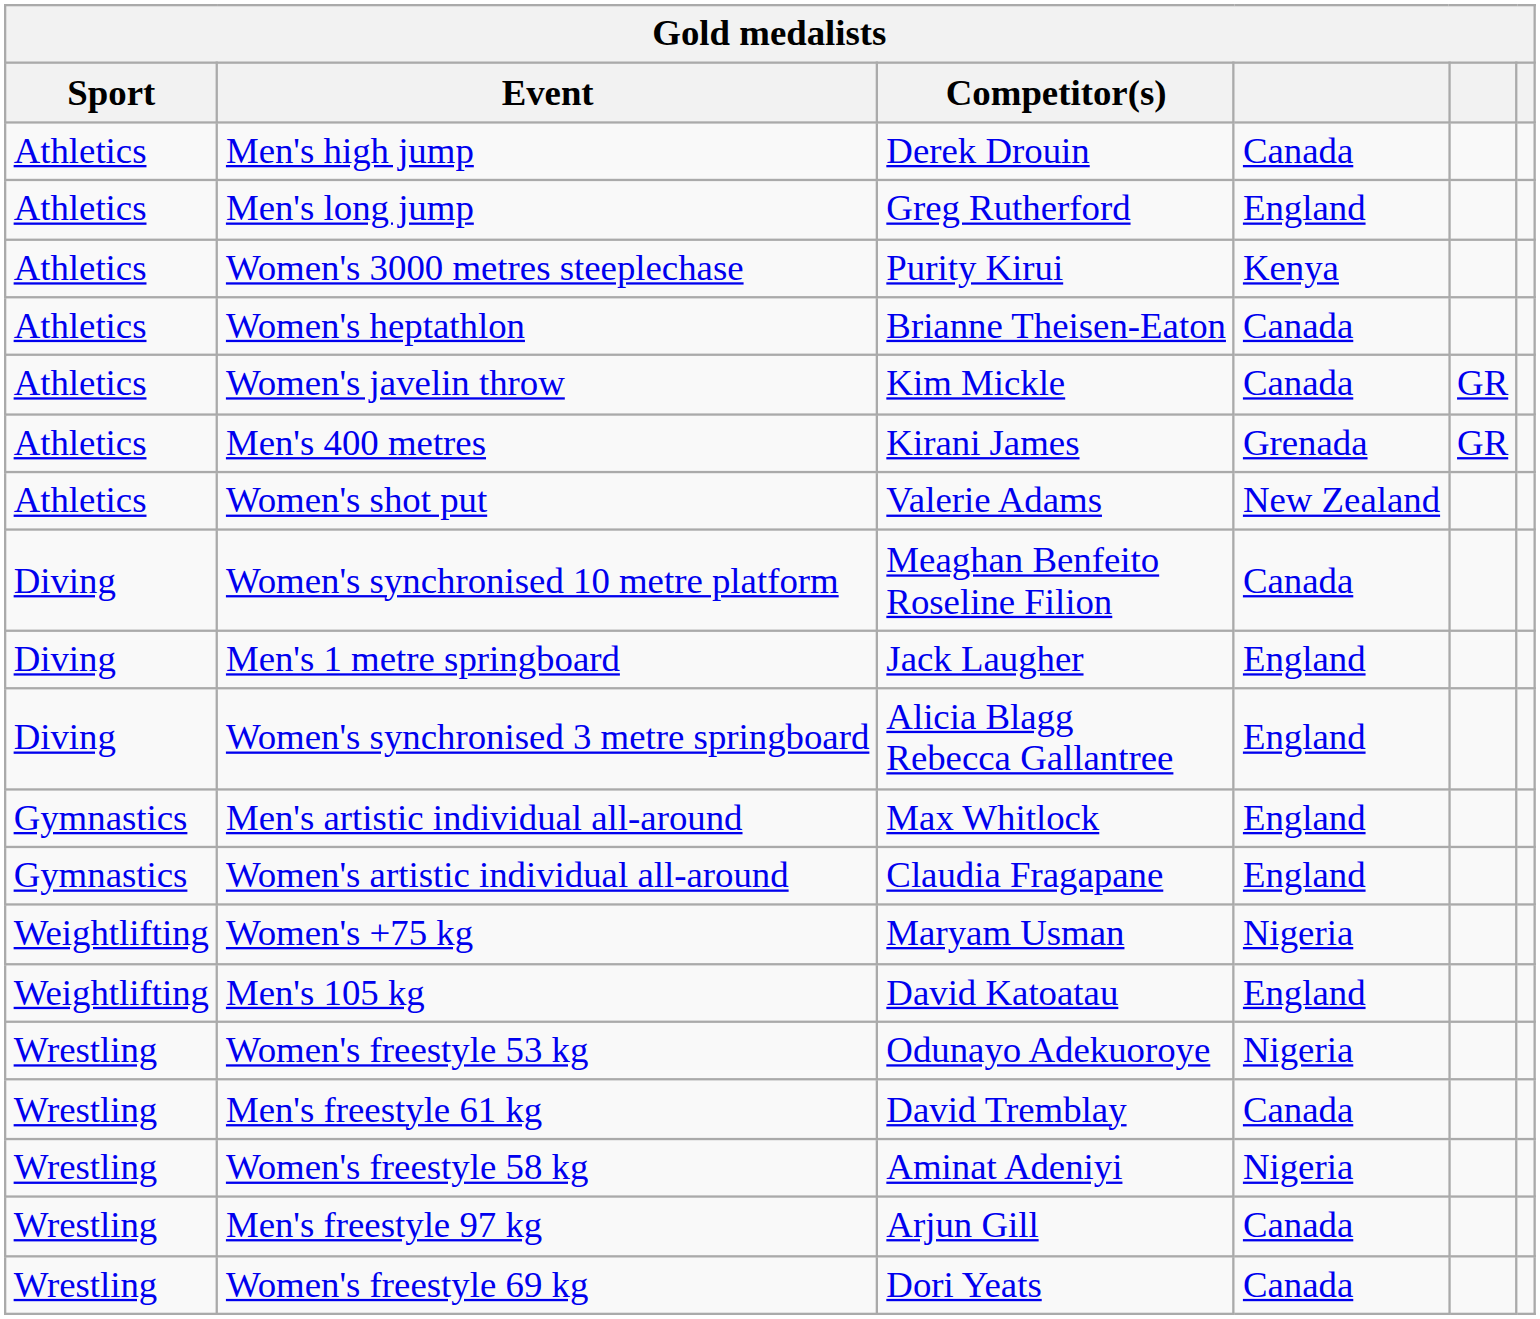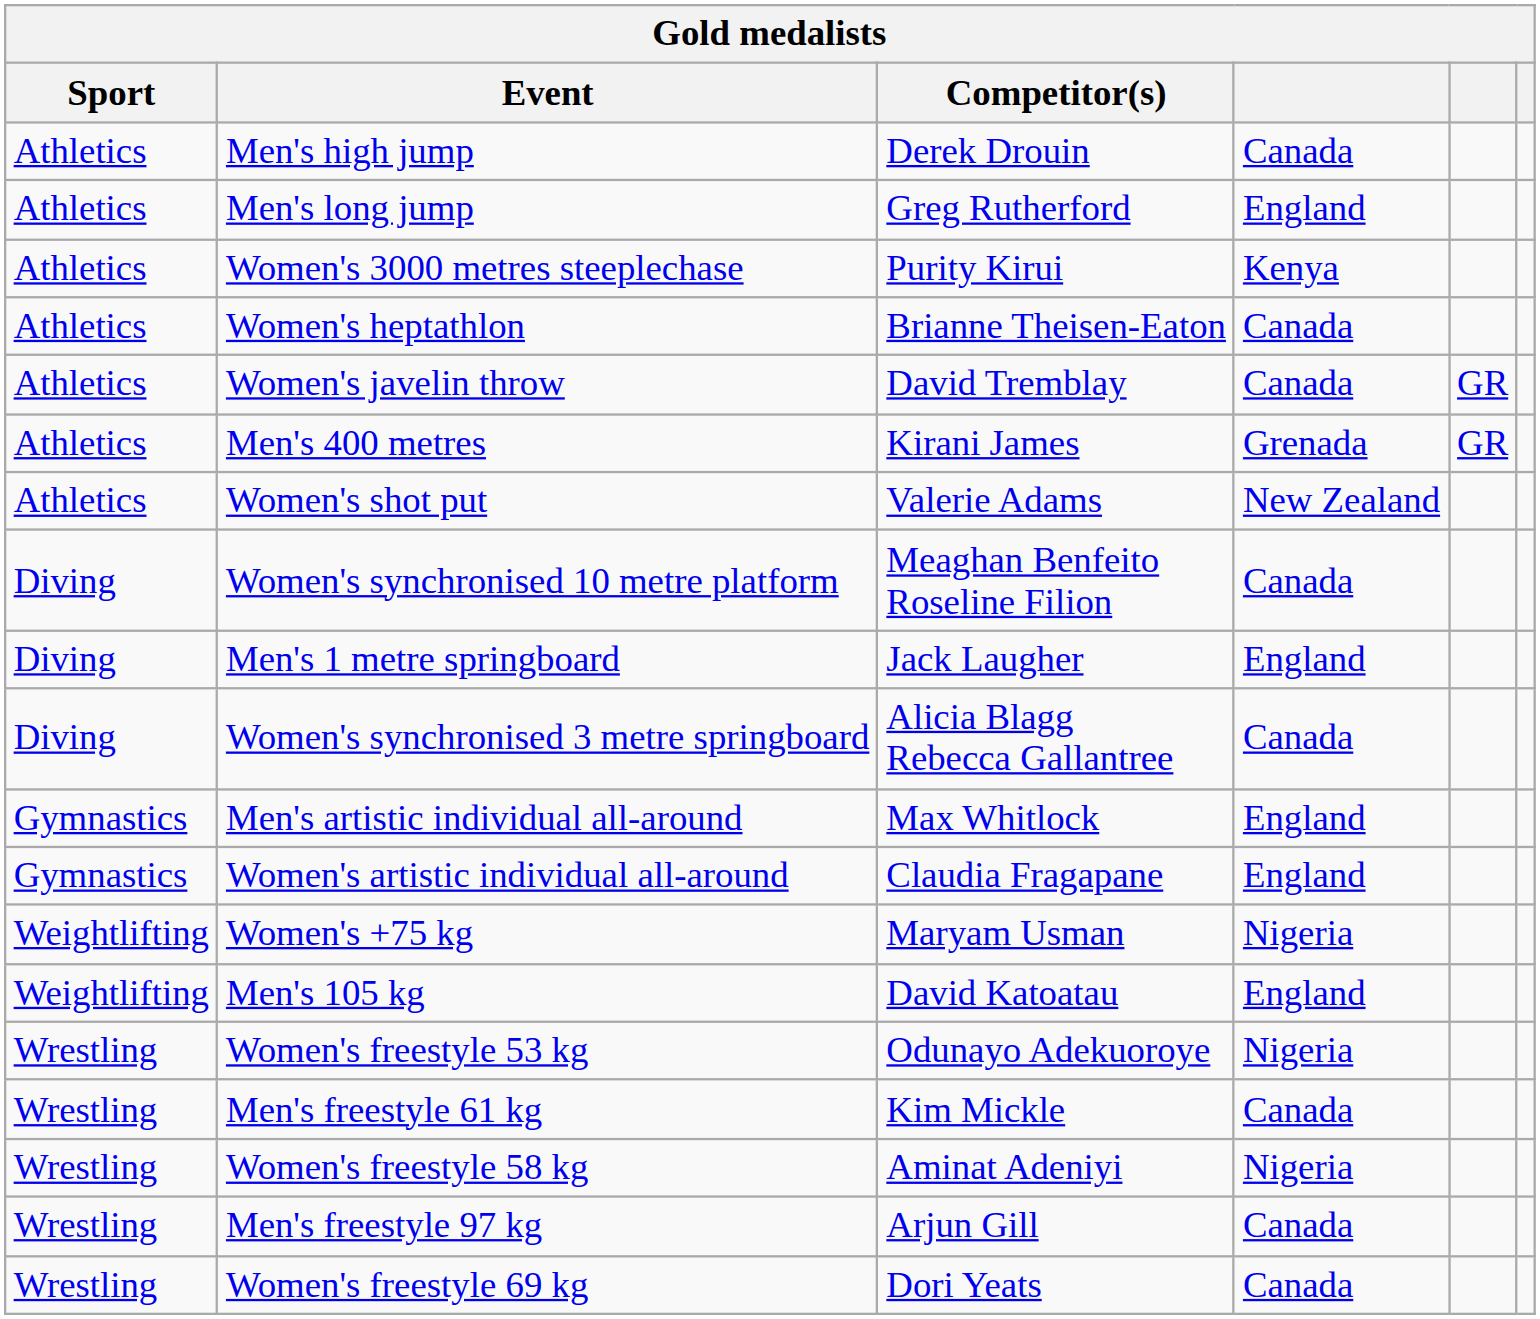(976, 383) Kim Mickle -> (1006, 383) David Tremblay
(1304, 737) England -> (1298, 737) Canada
(1006, 1108) David Tremblay -> (976, 1108) Kim Mickle
